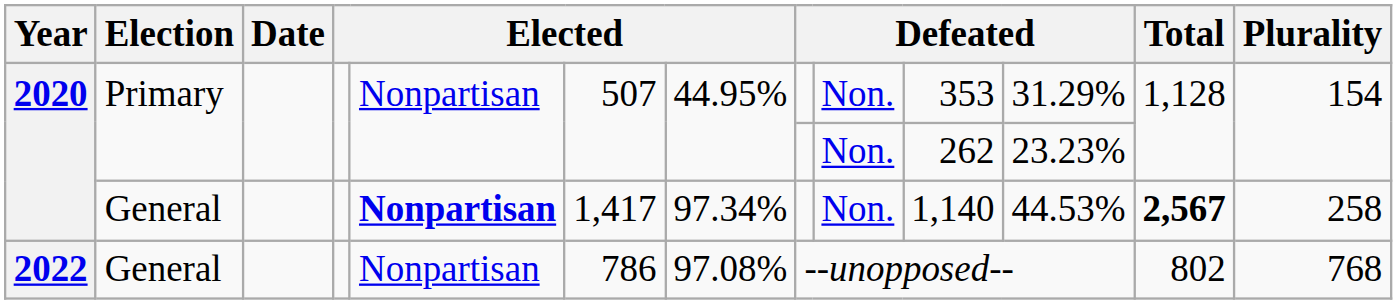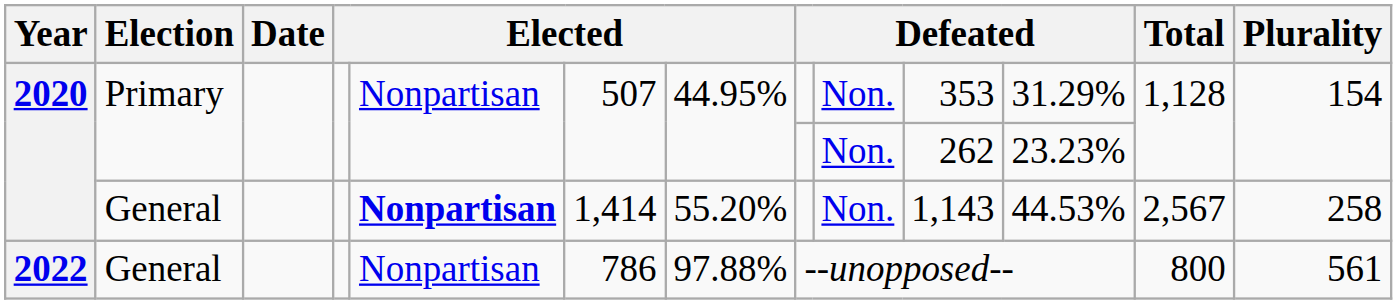(615, 209) 1,417 -> (615, 209) 1,414
(730, 209) 97.34% -> (730, 209) 55.20%
(953, 209) 1,140 -> (953, 209) 1,143
(1184, 209) bold -> (1184, 209) normal
(730, 268) 97.08% -> (730, 268) 97.88%
(1198, 268) 802 -> (1198, 268) 800
(1355, 268) 768 -> (1355, 268) 561
